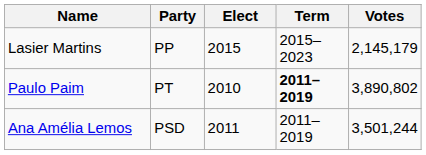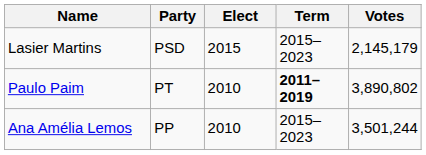(164, 48) PP -> (170, 48) PSD
(170, 128) PSD -> (164, 128) PP
(224, 128) 2011 -> (224, 128) 2010
(300, 128) 2011–2019 -> (300, 128) 2015–2023
